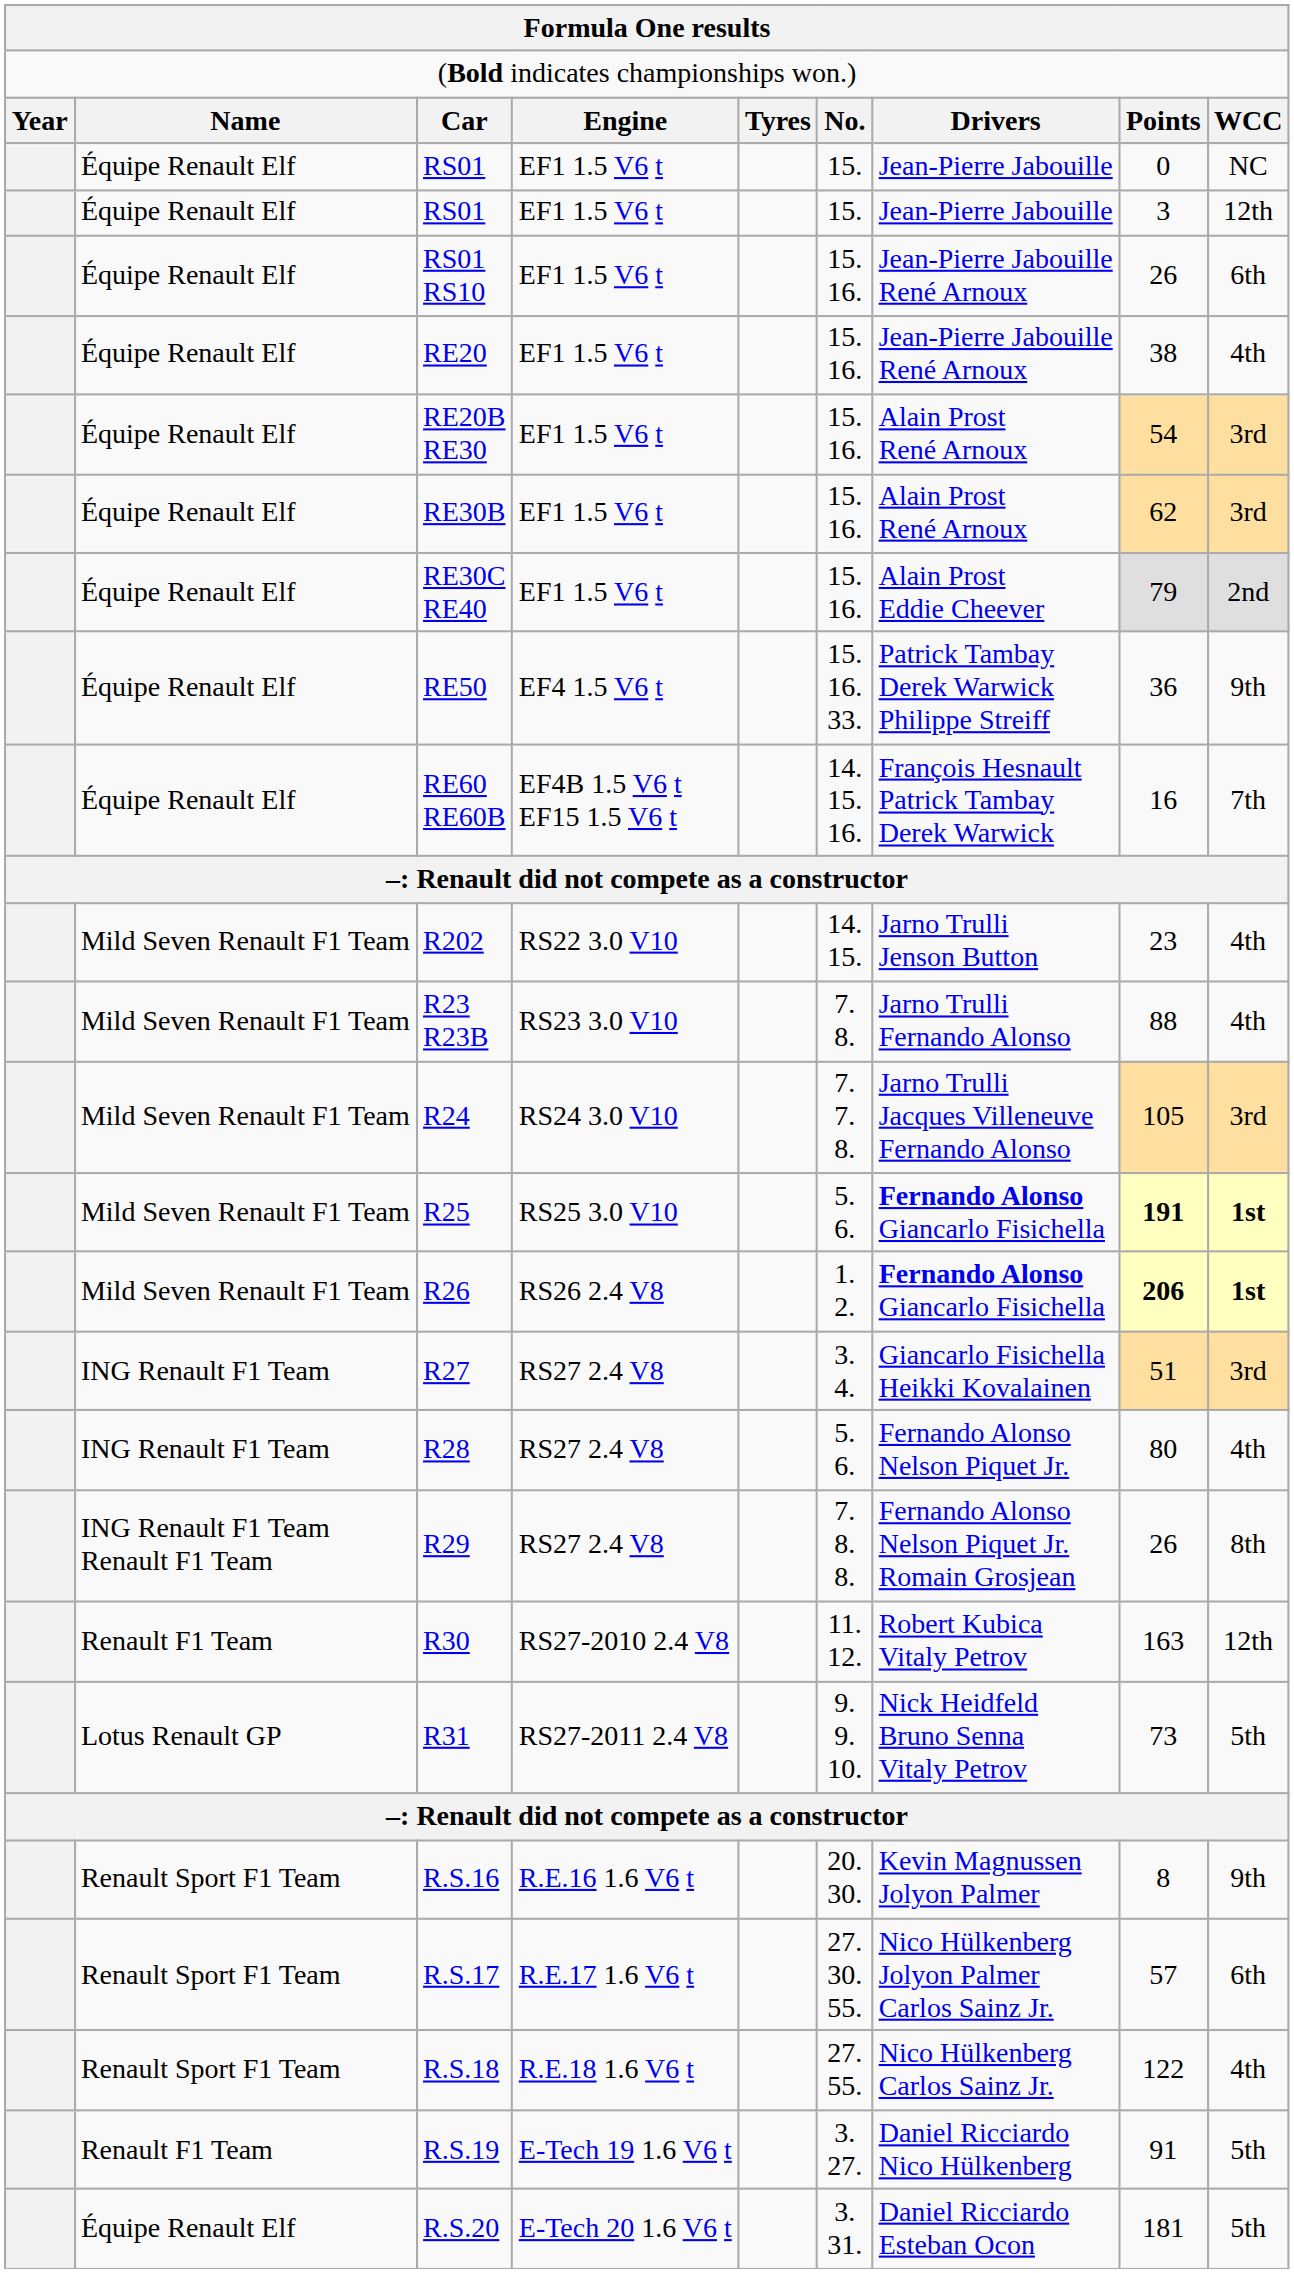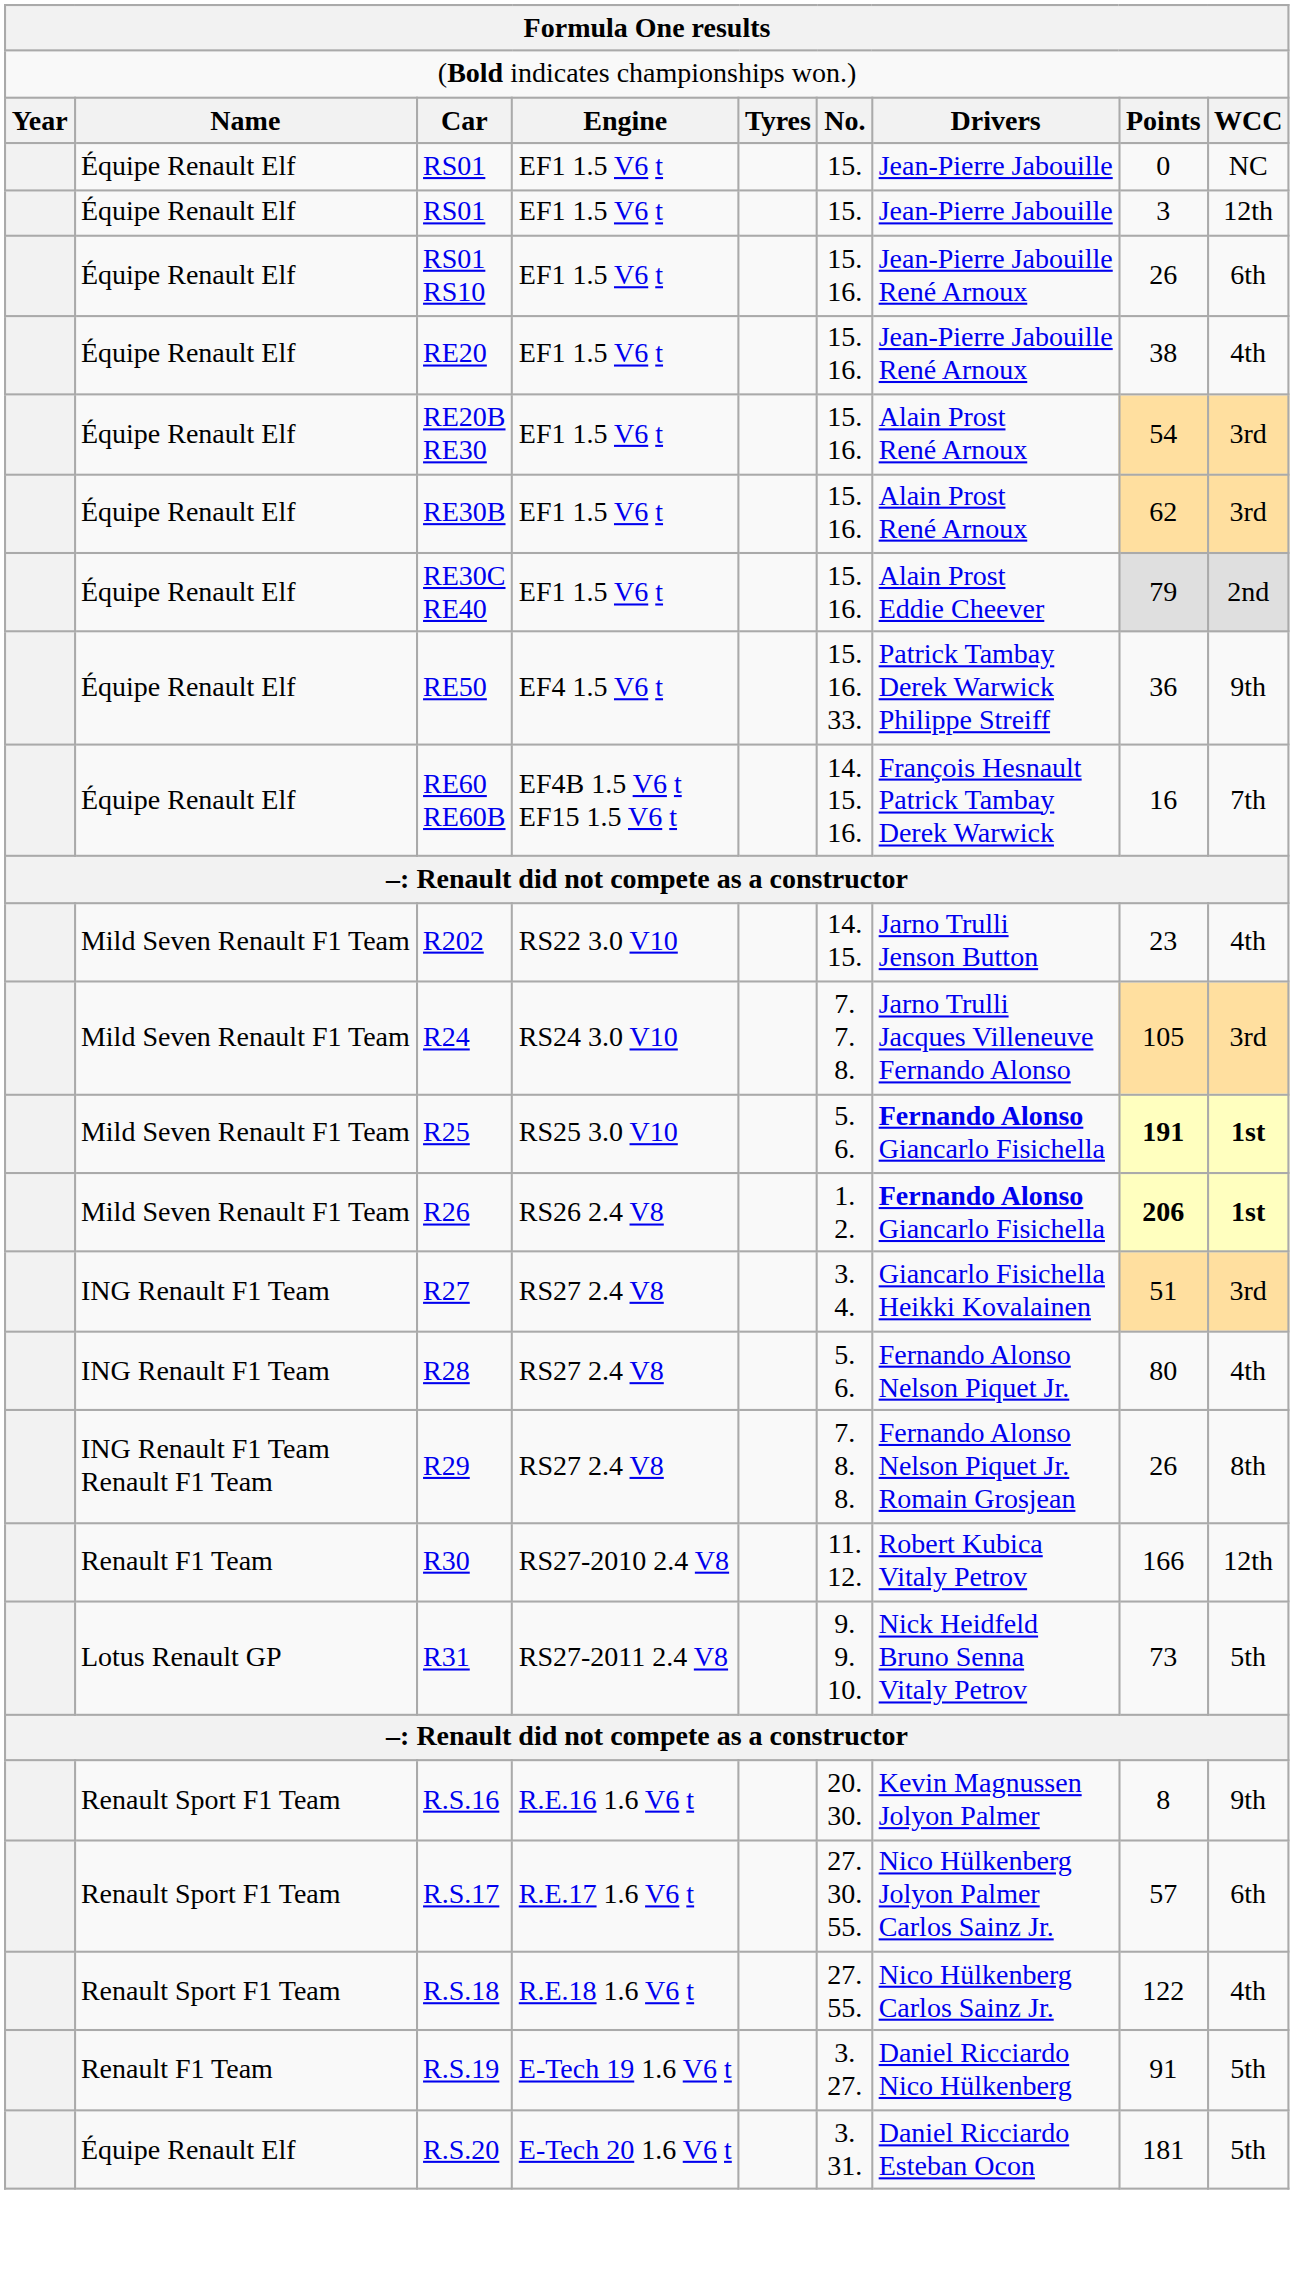- row: (456, 1020)
(1163, 1640) 163 -> (1163, 1561) 166
